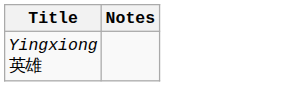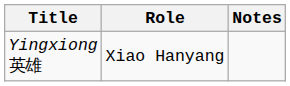+ column: (165, 18)
